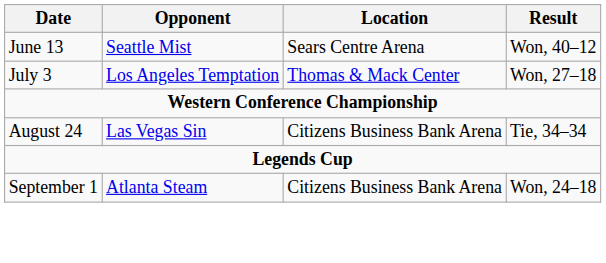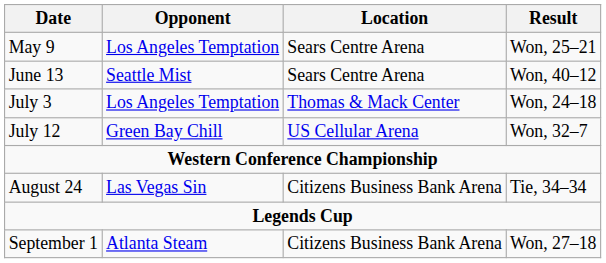+ row: (32, 46)
(553, 74) Won, 27–18 -> (553, 103) Won, 24–18
+ row: (35, 131)
(553, 187) Won, 24–18 -> (553, 243) Won, 27–18
